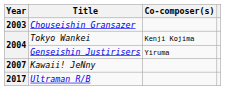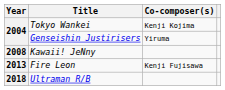- row: (83, 25)
(16, 65) 2007 -> (16, 52) 2008
+ row: (53, 65)
(16, 79) 2017 -> (16, 79) 2018
